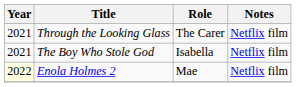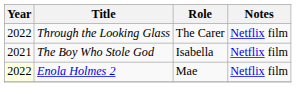(19, 33) 2021 -> (19, 33) 2022
